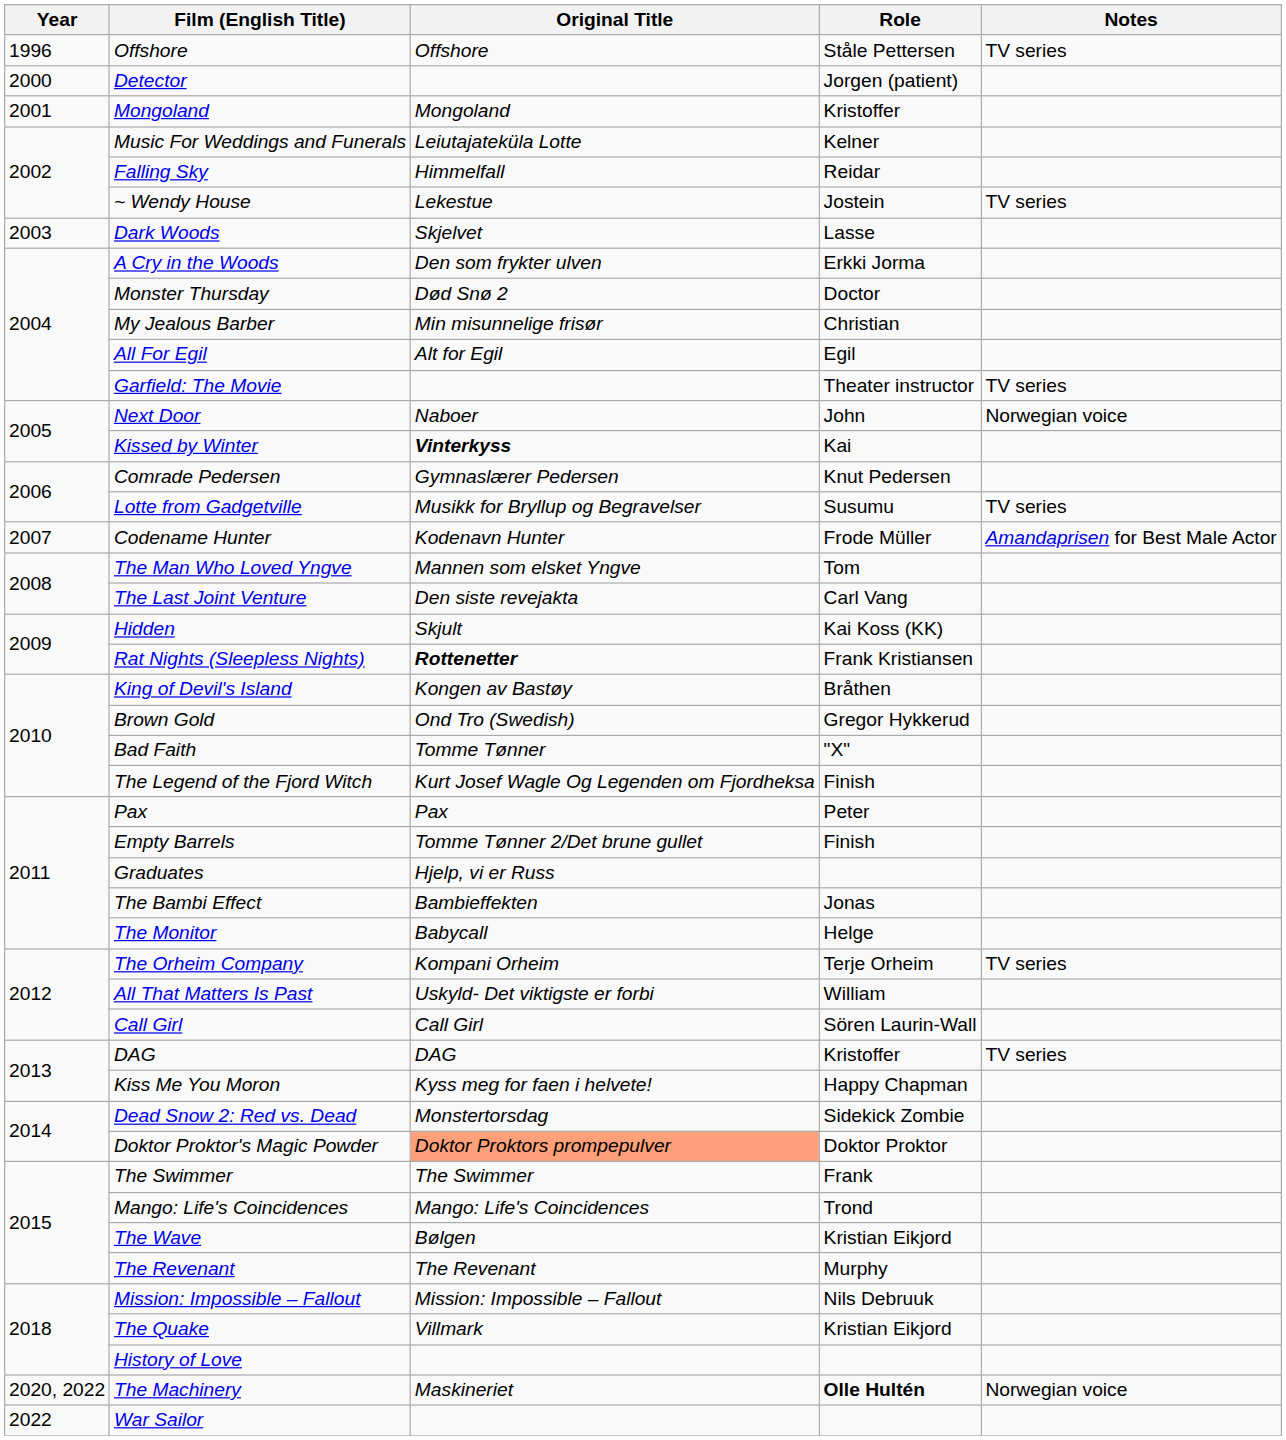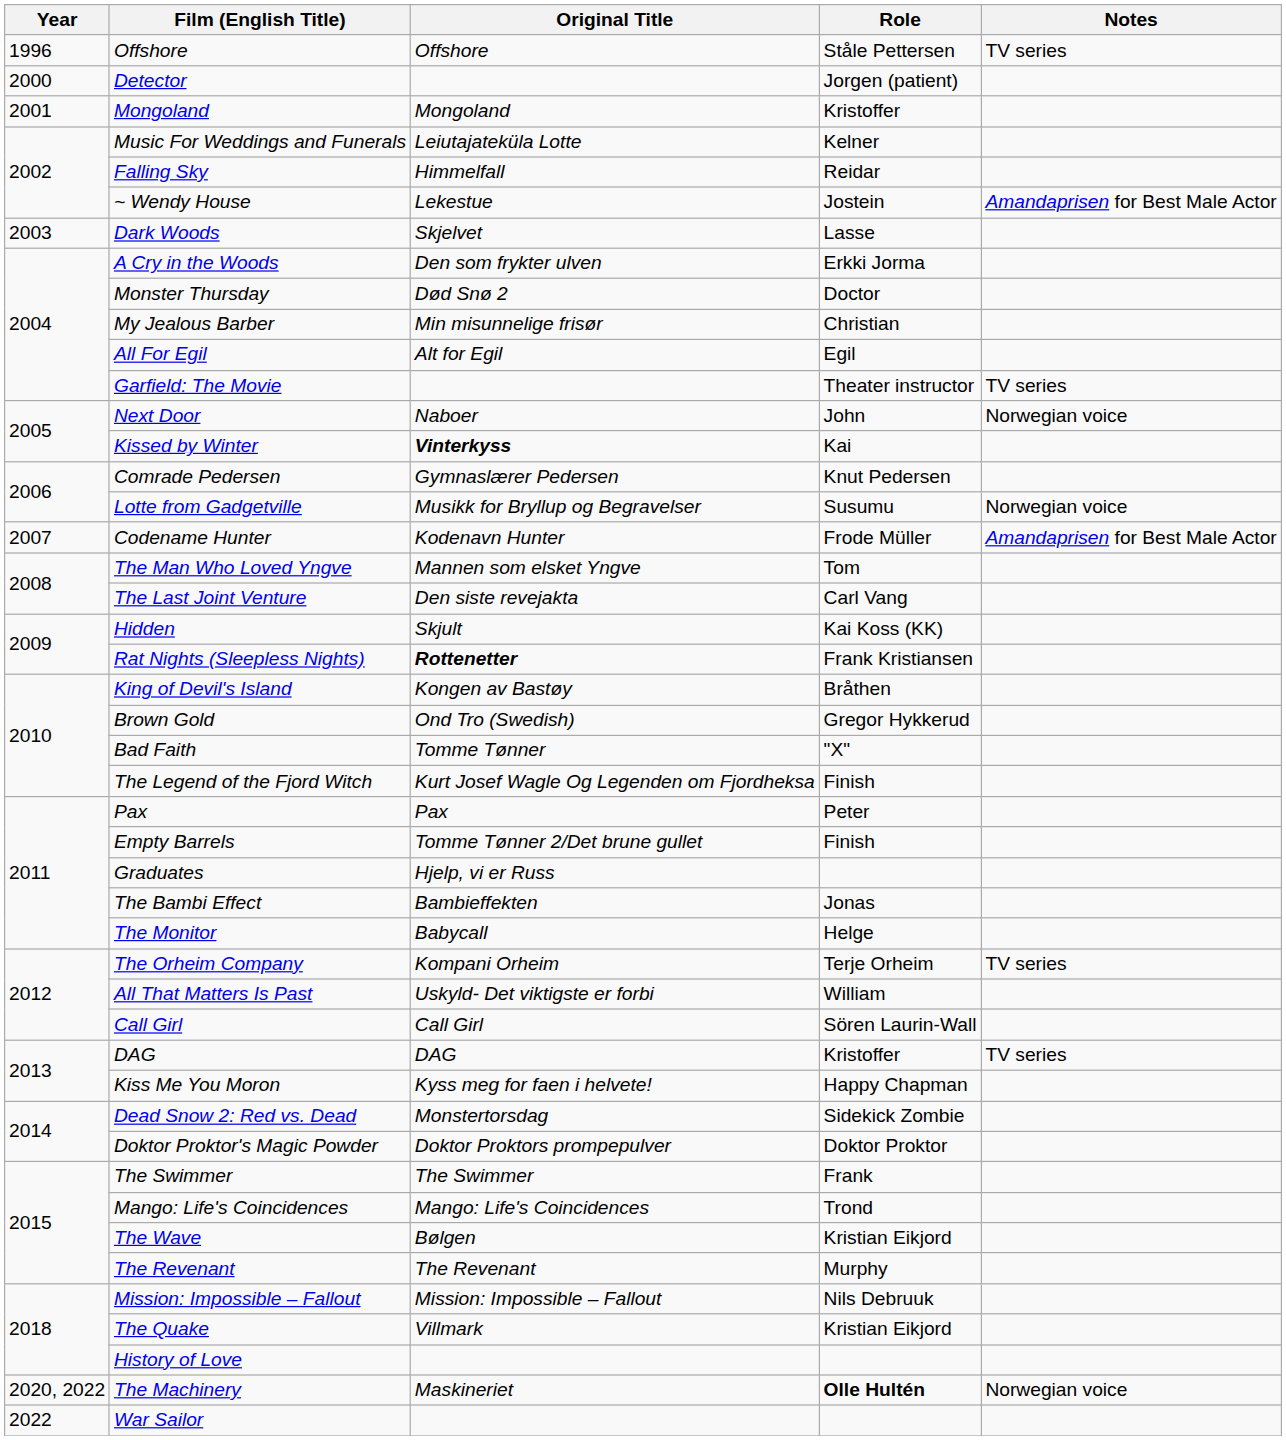(1026, 202) TV series -> (1131, 202) Amandaprisen for Best Male Actor
(1026, 506) TV series -> (1056, 506) Norwegian voice
(543, 1146) lightsalmon background -> (543, 1146) no background
